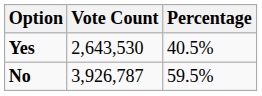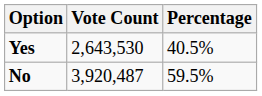(107, 76) 3,926,787 -> (107, 76) 3,920,487
